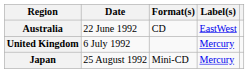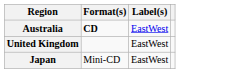- column: (115, 12)
(159, 28) normal -> (91, 28) bold
(217, 44) Mercury -> (150, 44) EastWest
(217, 60) Mercury -> (150, 60) EastWest
